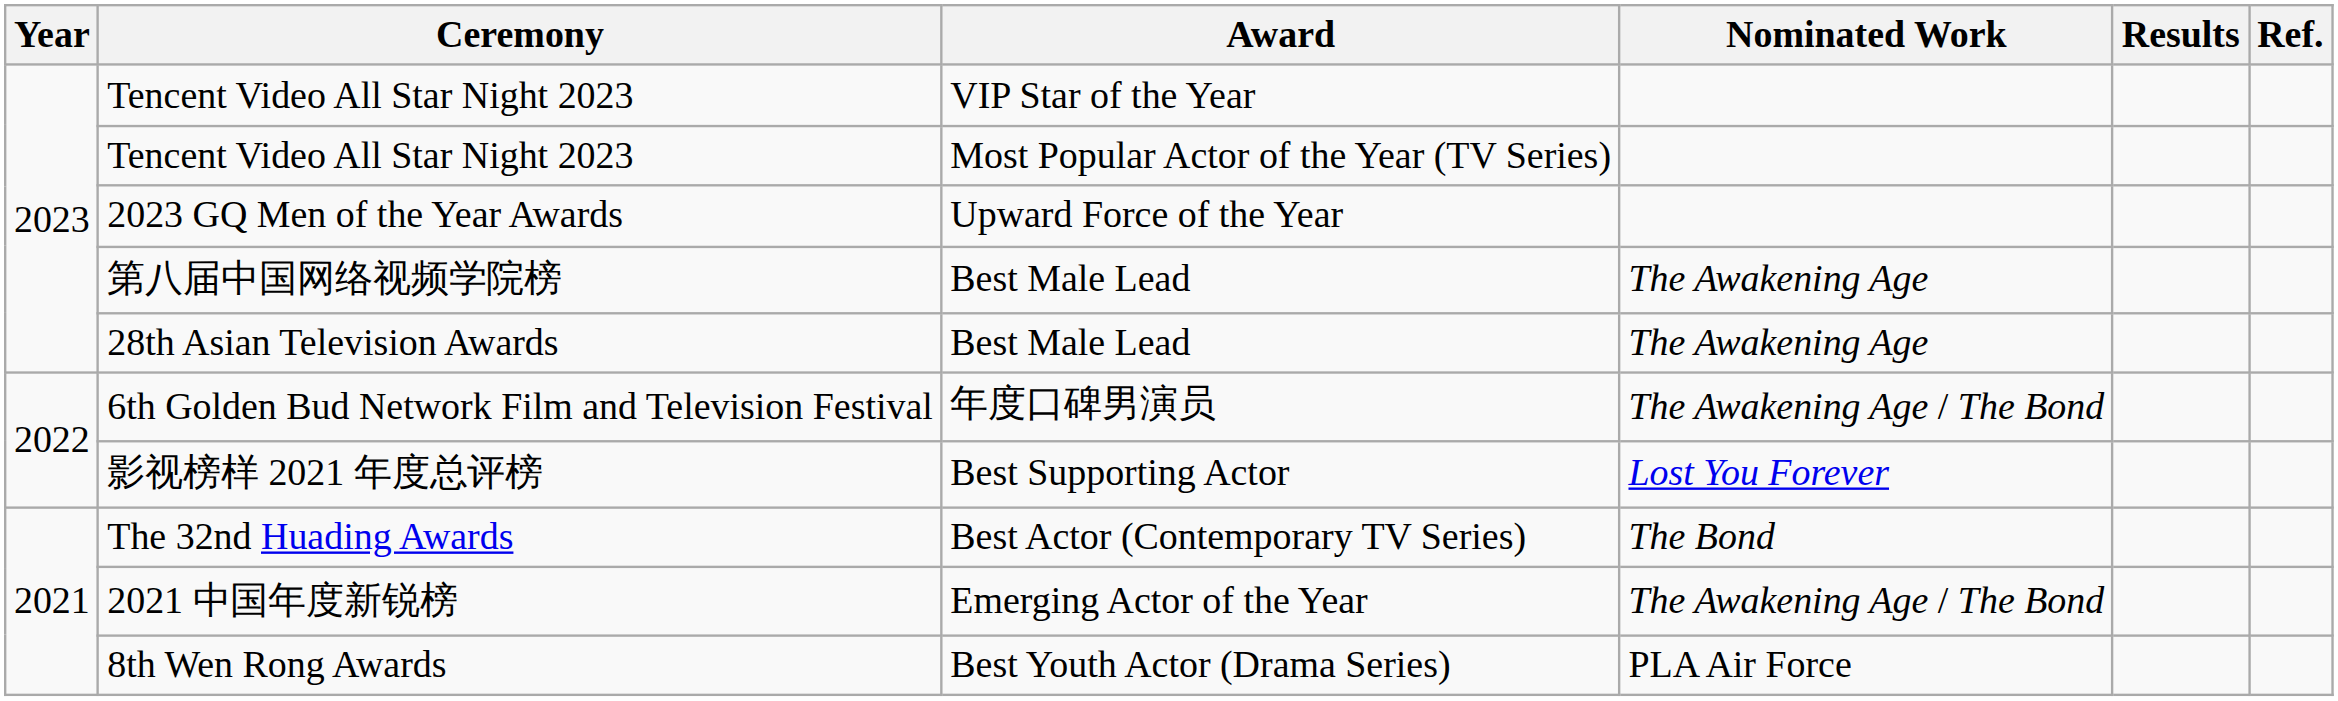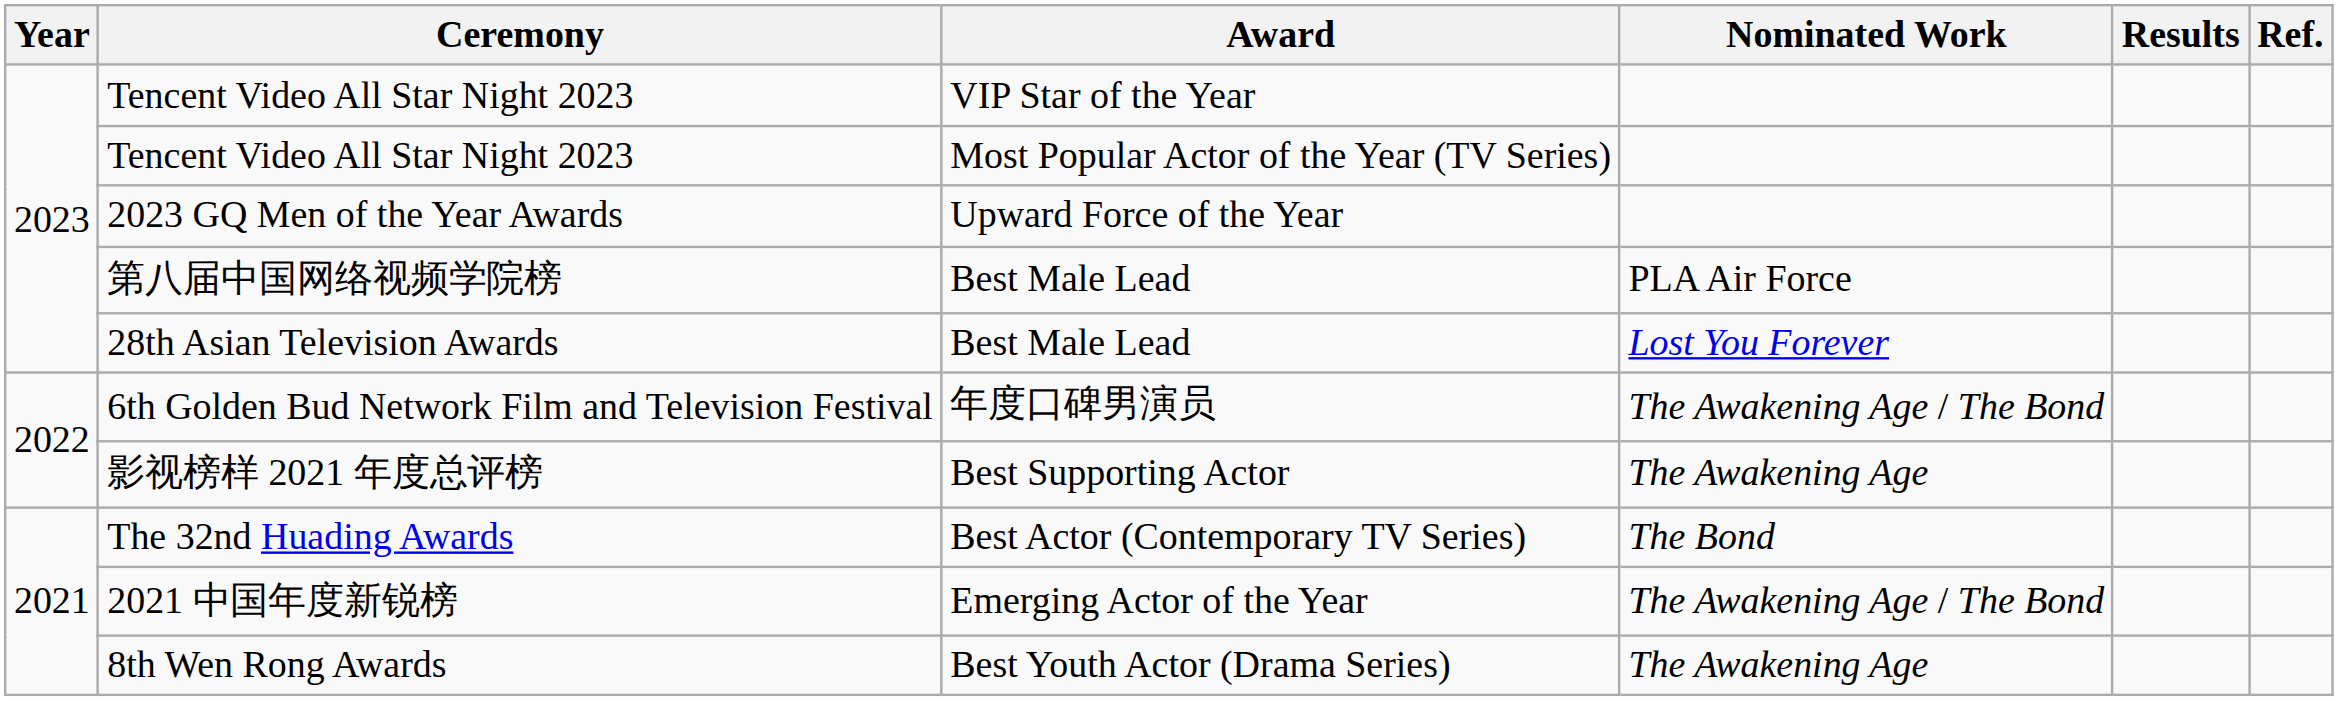(1778, 278) The Awakening Age -> (1740, 278) PLA Air Force
(1778, 342) The Awakening Age -> (1759, 342) Lost You Forever
(1759, 473) Lost You Forever -> (1778, 473) The Awakening Age
(1740, 664) PLA Air Force -> (1778, 664) The Awakening Age
